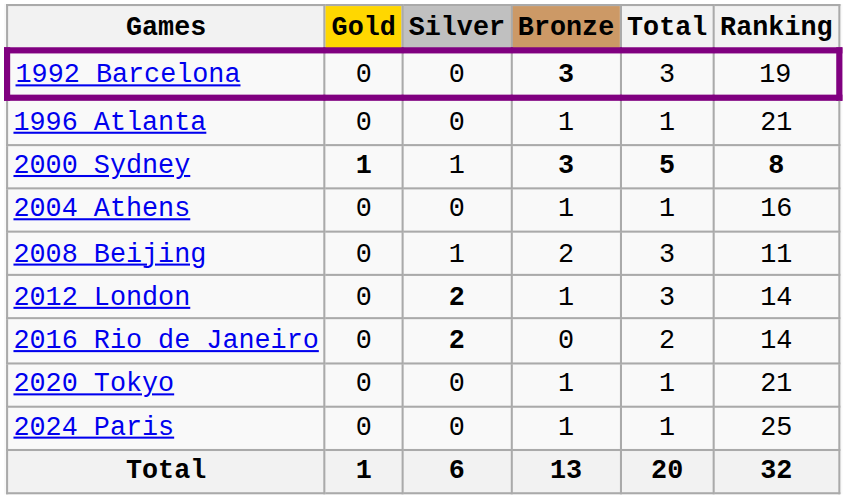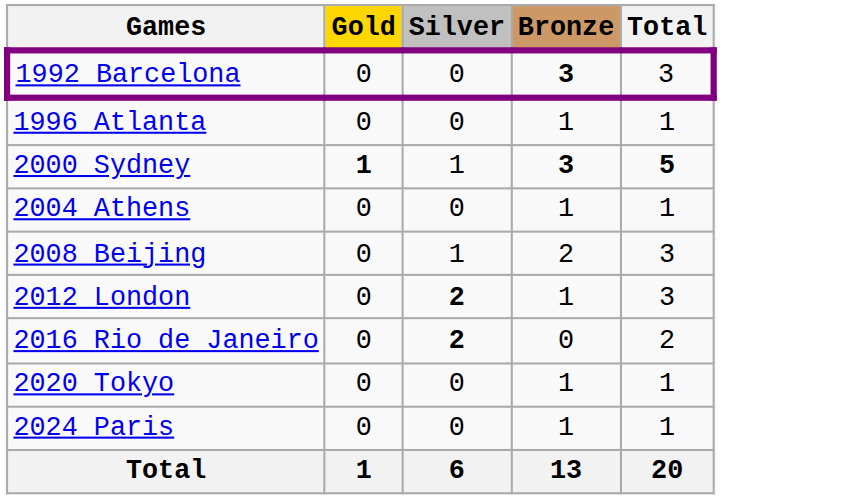- column: (776, 27)
